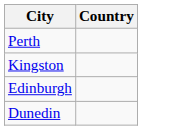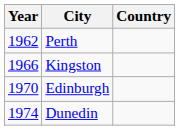+ column: (23, 16)
